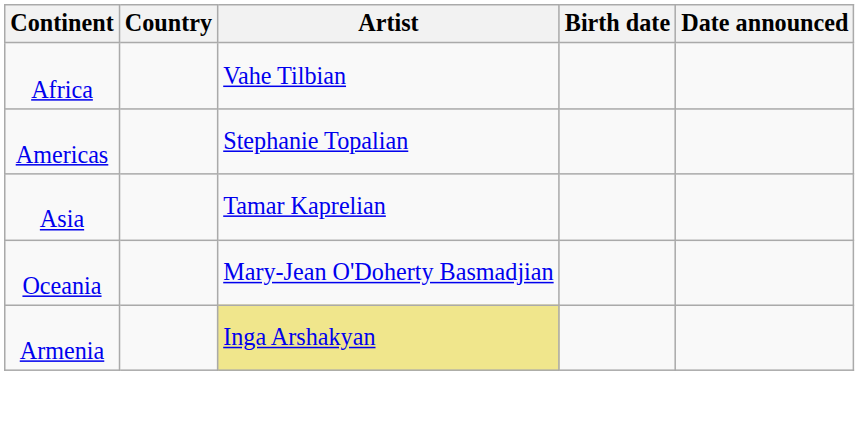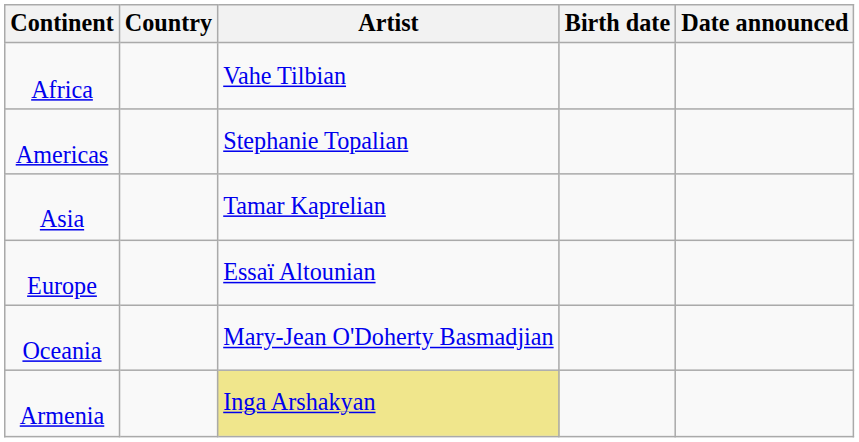+ row: (62, 285)
